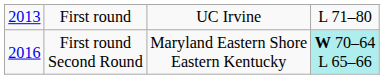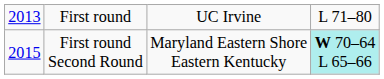(24, 52) 2016 -> (24, 52) 2015
